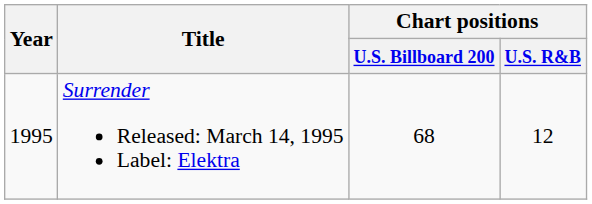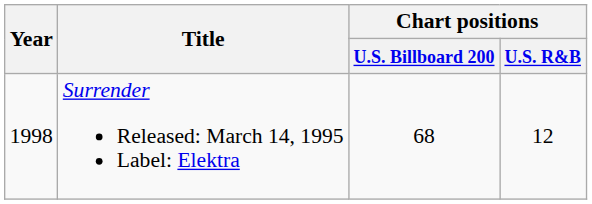(31, 136) 1995 -> (31, 136) 1998
